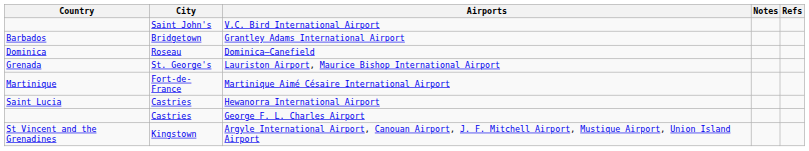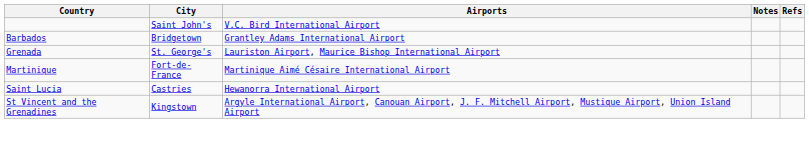- row: (270, 52)
- row: (295, 116)
